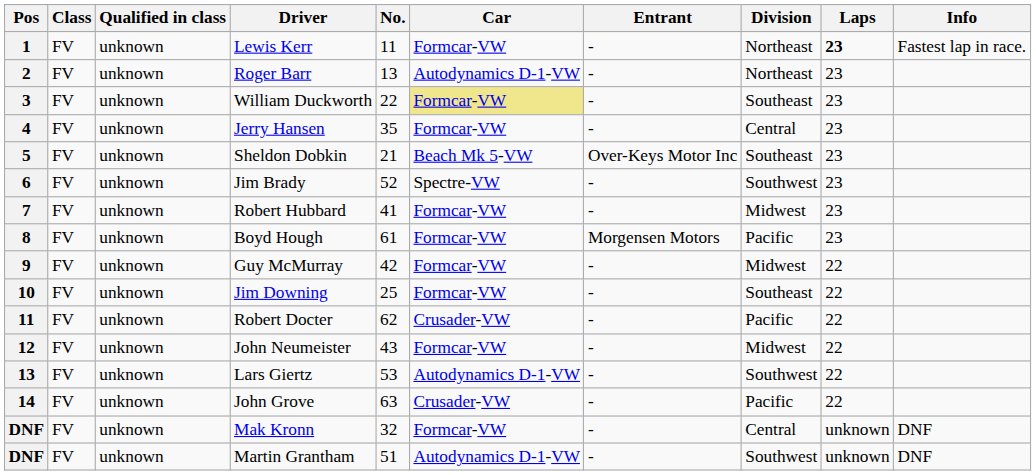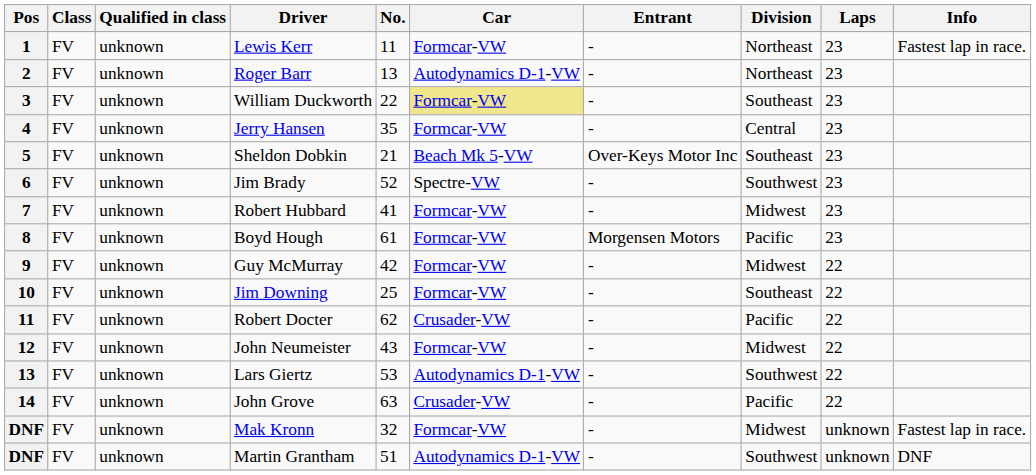(834, 45) bold -> (834, 45) normal
(771, 429) Central -> (776, 429) Midwest
(915, 429) DNF -> (962, 429) Fastest lap in race.
